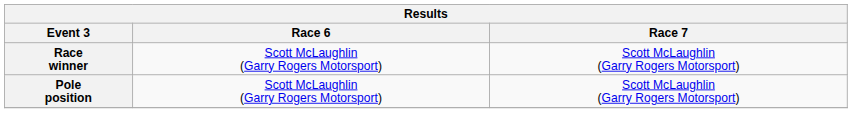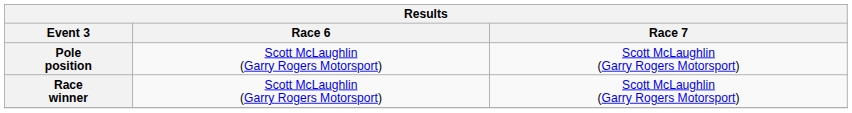rows swapped: (68, 91) <-> (68, 58)
